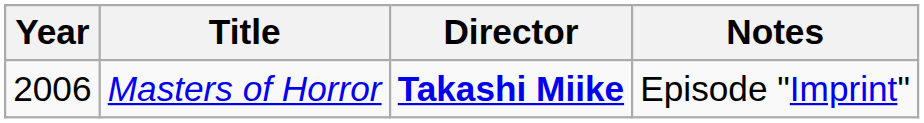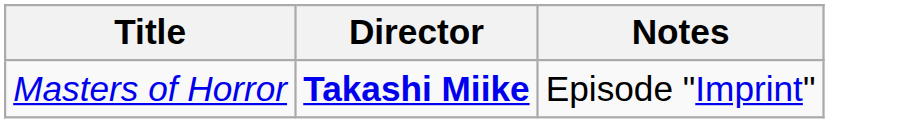- column: (52, 32)
